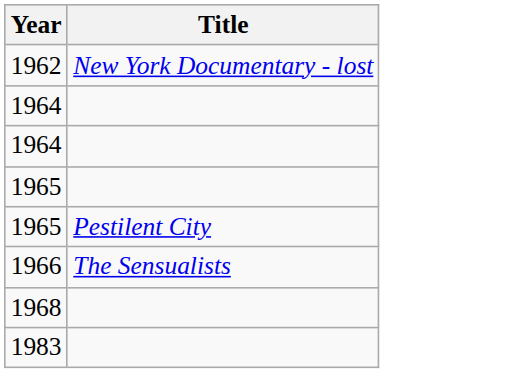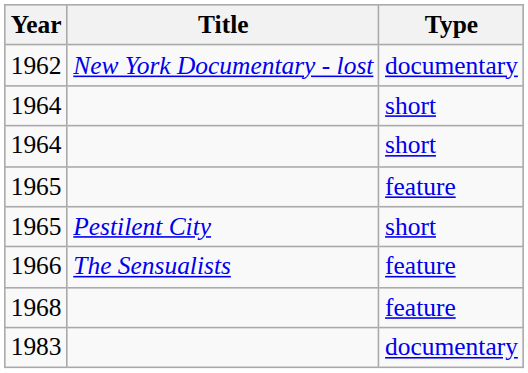+ column: (451, 24)
